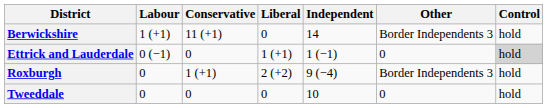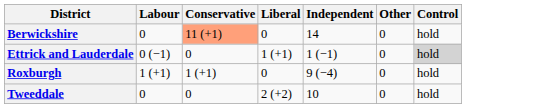(155, 34) 1 (+1) -> (142, 34) 0
(204, 34) no background -> (204, 34) lightsalmon background
(436, 34) Border Independents 3 -> (382, 34) 0
(142, 73) 0 -> (155, 73) 1 (+1)
(276, 73) 2 (+2) -> (264, 73) 0
(436, 73) Border Independents 3 -> (382, 73) 0
(264, 93) 0 -> (276, 93) 2 (+2)
